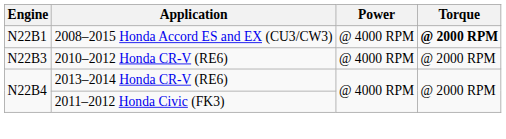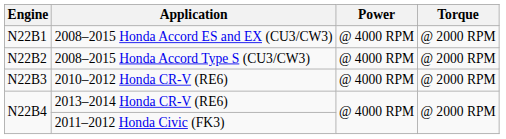(459, 36) bold -> (458, 36) normal
+ row: (182, 58)
